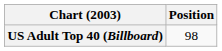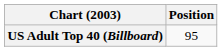(191, 35) 98 -> (191, 35) 95
